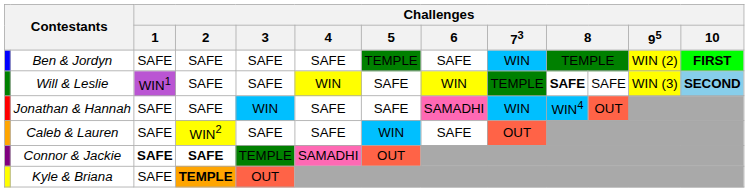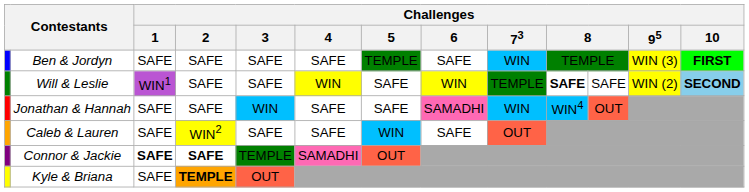(655, 60) WIN (2) -> (655, 60) WIN (3)
(655, 83) WIN (3) -> (655, 83) WIN (2)
